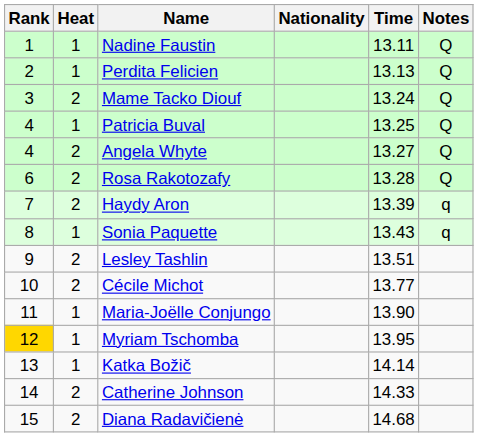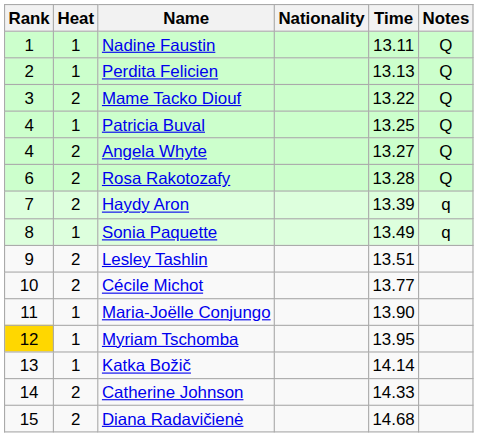(394, 98) 13.24 -> (394, 98) 13.22
(394, 232) 13.43 -> (394, 232) 13.49
